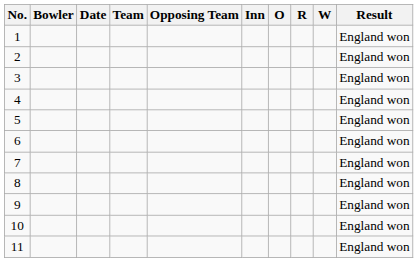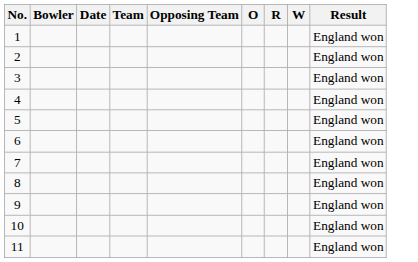- column: (255, 15)
